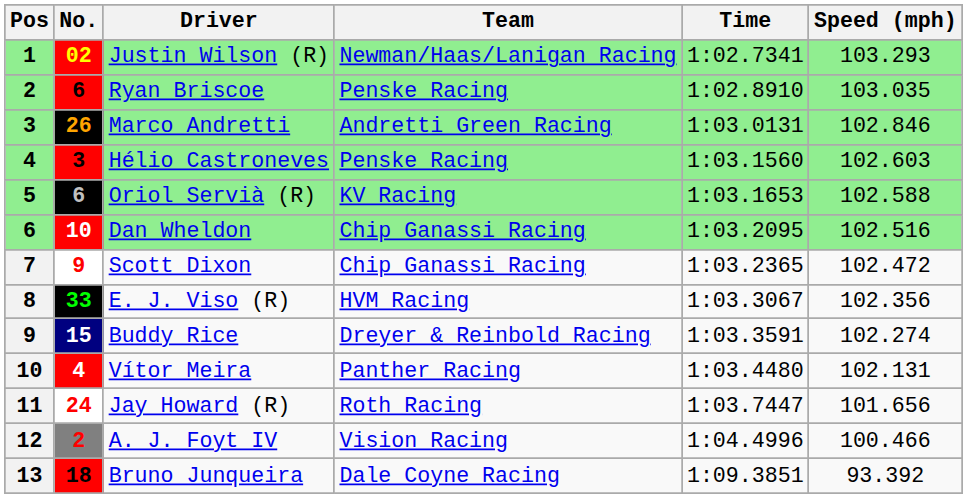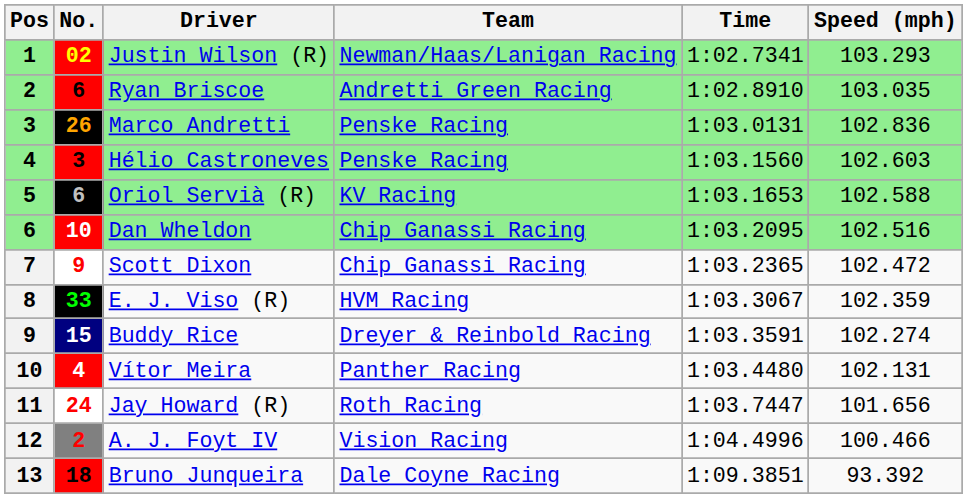(424, 92) Penske Racing -> (476, 92) Andretti Green Racing
(476, 127) Andretti Green Racing -> (424, 127) Penske Racing
(885, 127) 102.846 -> (885, 127) 102.836
(885, 302) 102.356 -> (885, 302) 102.359
